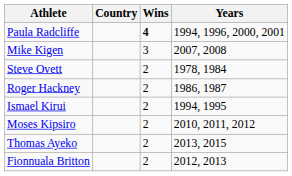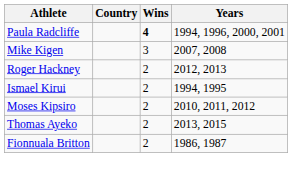- row: (34, 69)
(200, 87) 1986, 1987 -> (200, 69) 2012, 2013
(200, 161) 2012, 2013 -> (200, 143) 1986, 1987
